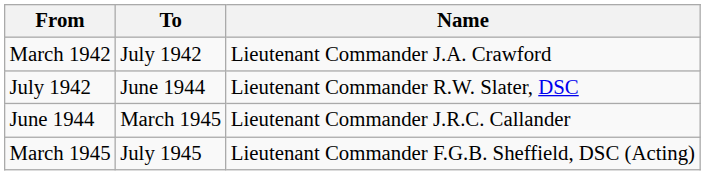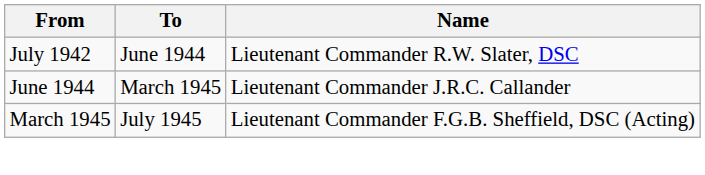- row: (60, 53)
